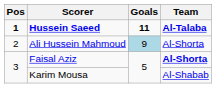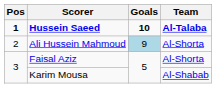(144, 28) 11 -> (144, 28) 10
(185, 59) bold -> (183, 59) normal
